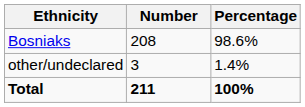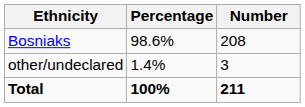columns swapped: (169, 16) <-> (256, 16)
